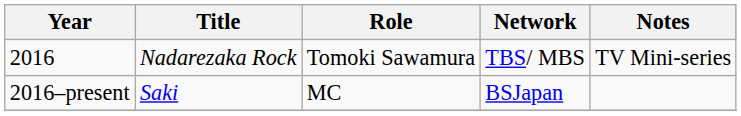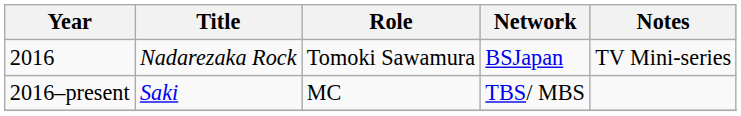(535, 57) TBS/ MBS -> (524, 57) BSJapan
(524, 92) BSJapan -> (535, 92) TBS/ MBS
